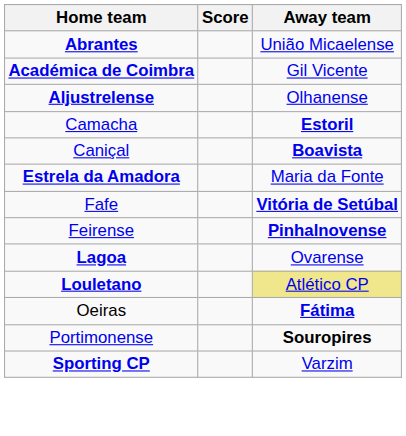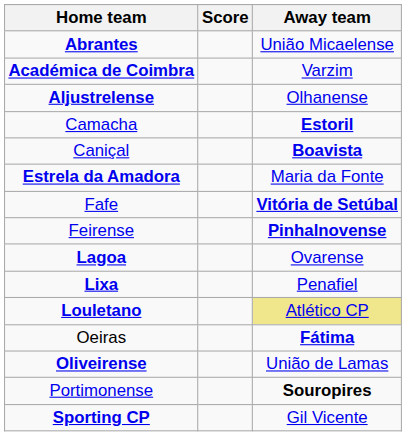(327, 71) Gil Vicente -> (327, 71) Varzim
+ row: (101, 284)
+ row: (101, 364)
(327, 364) Varzim -> (327, 417) Gil Vicente
